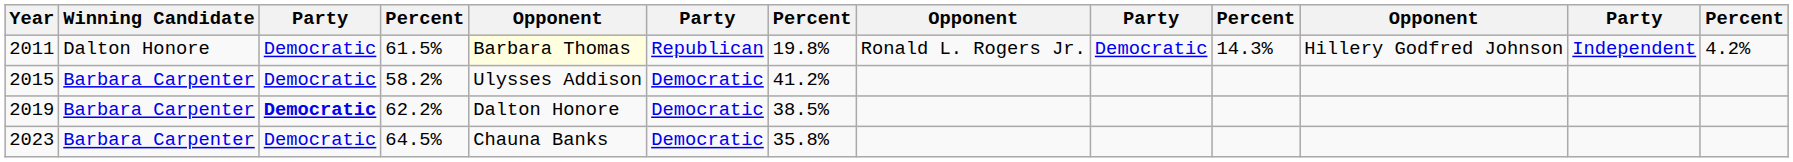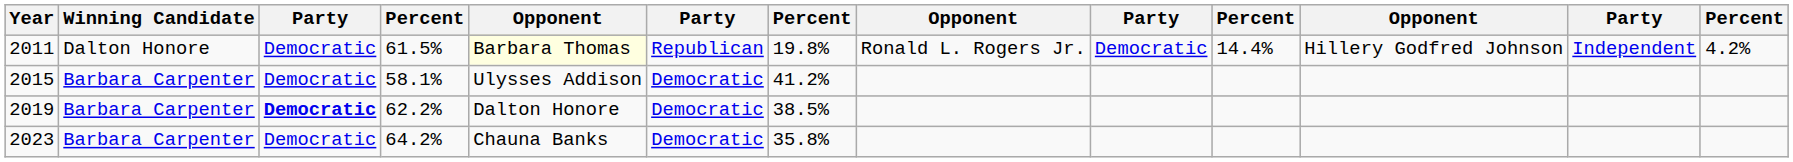(1245, 50) 14.3% -> (1245, 50) 14.4%
(414, 81) 58.2% -> (414, 81) 58.1%
(414, 141) 64.5% -> (414, 141) 64.2%
